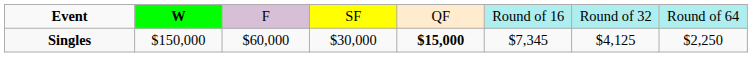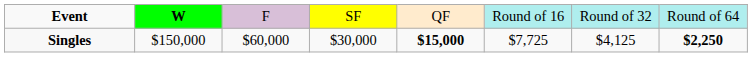(528, 40) $7,345 -> (528, 40) $7,725
(703, 40) normal -> (703, 40) bold
